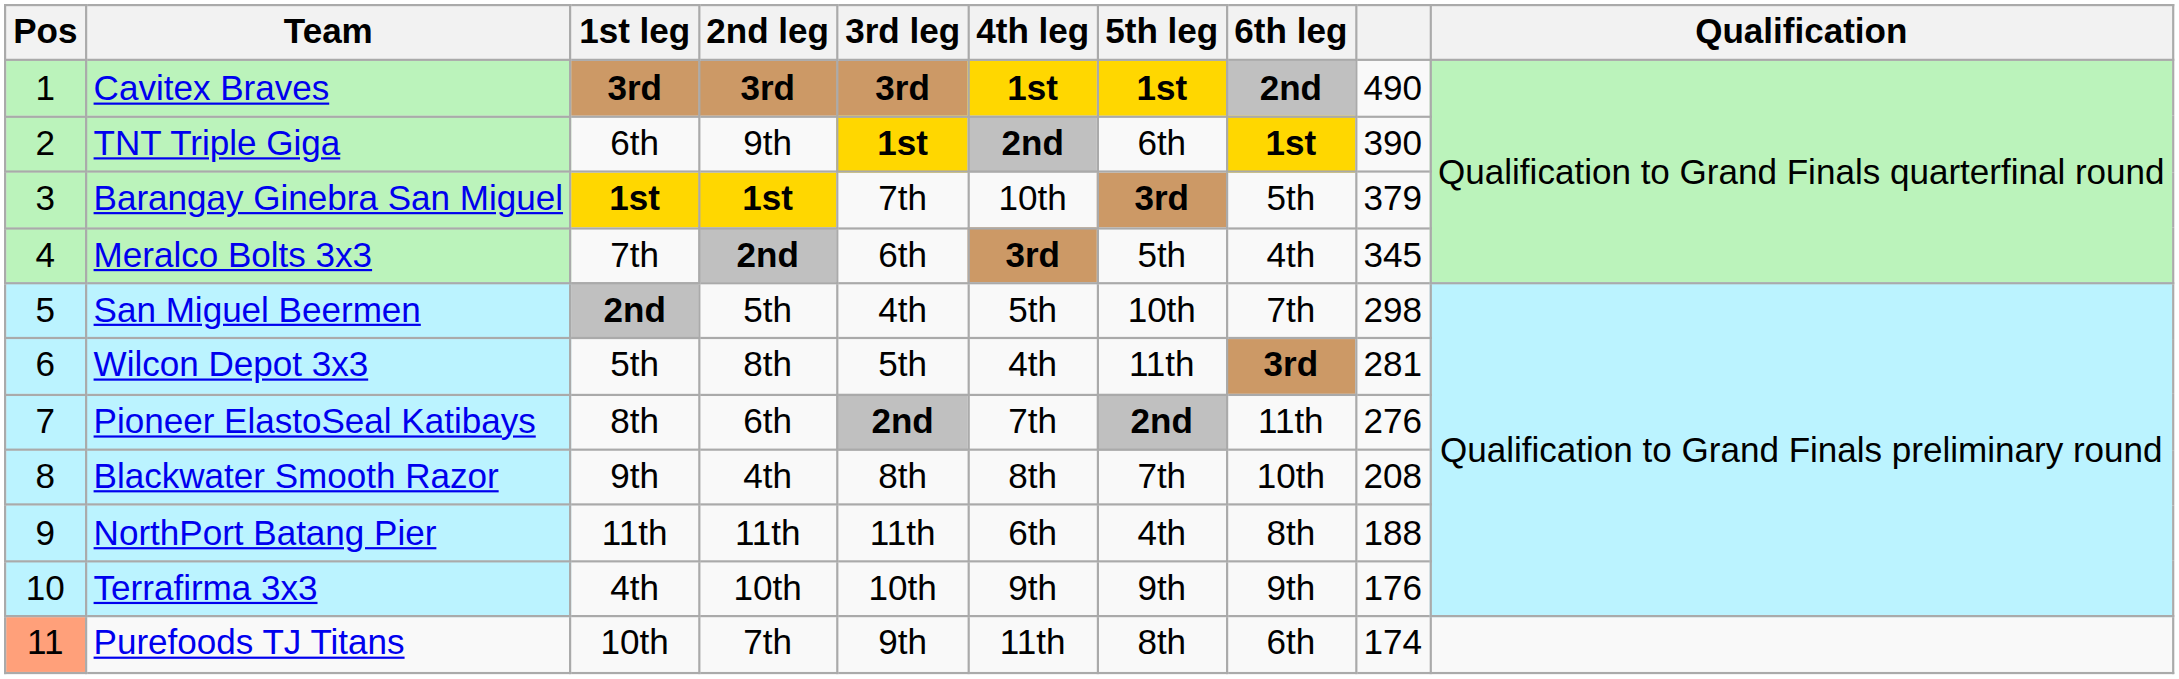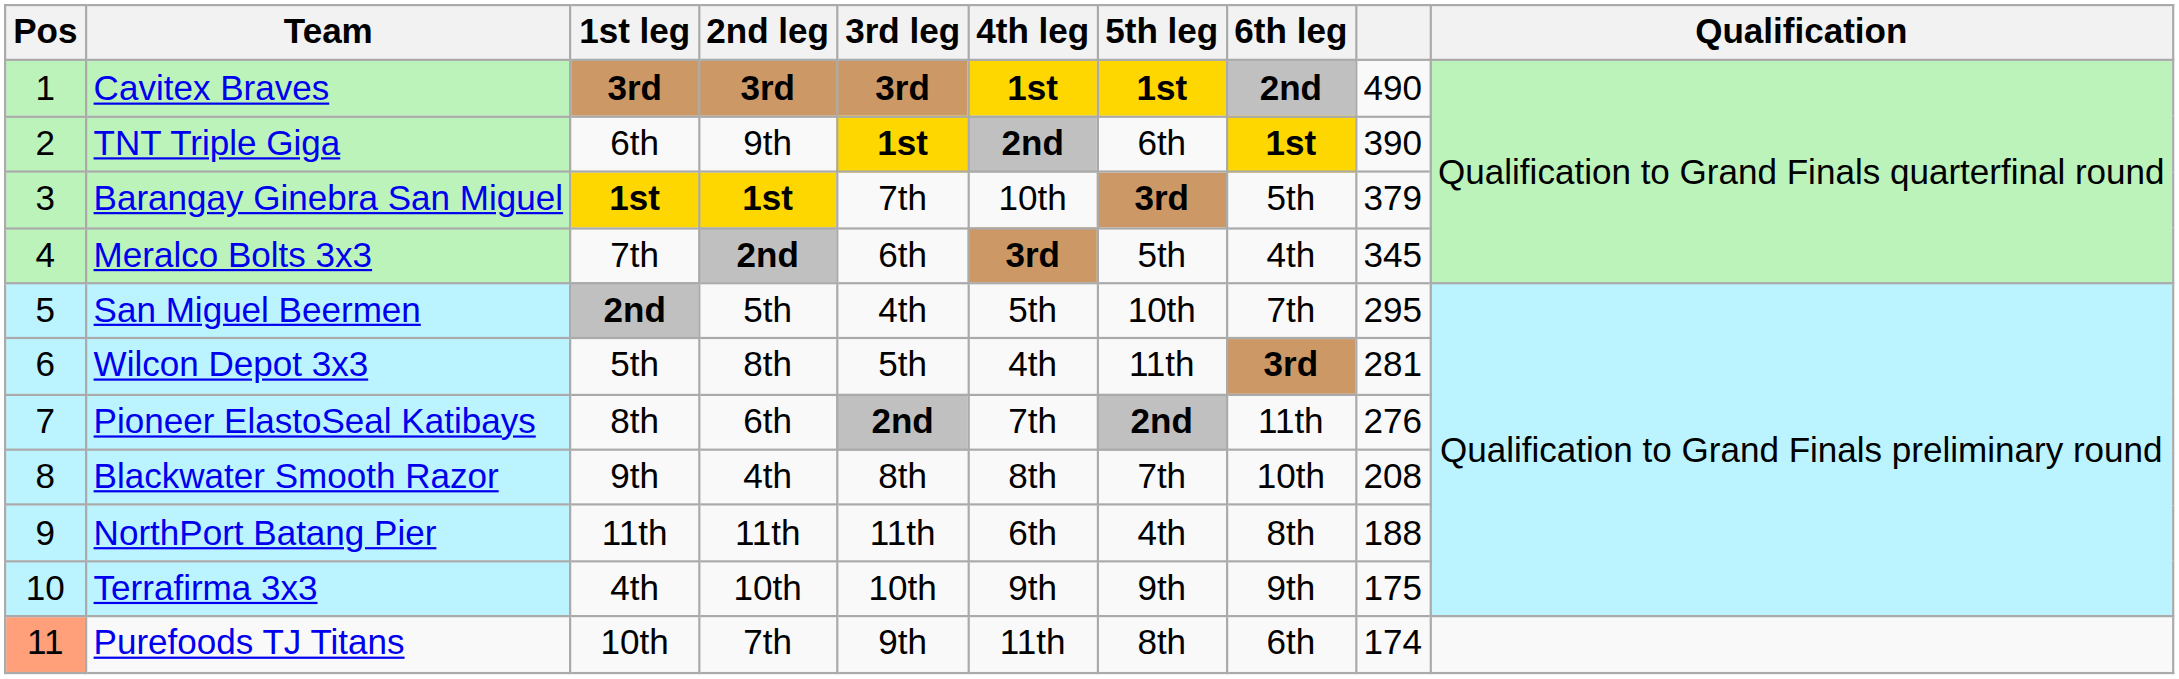(1393, 310) 298 -> (1393, 310) 295
(1393, 587) 176 -> (1393, 587) 175
